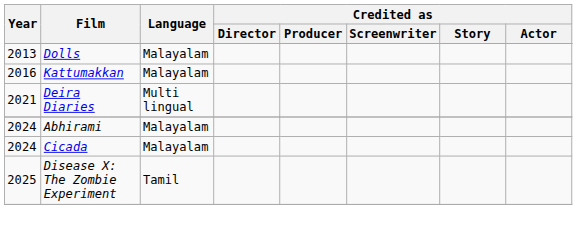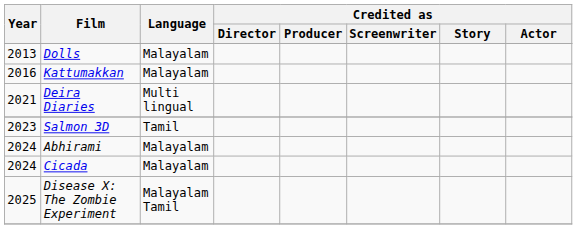+ row: (77, 127)
(161, 180) Tamil -> (176, 200) Malayalam Tamil
